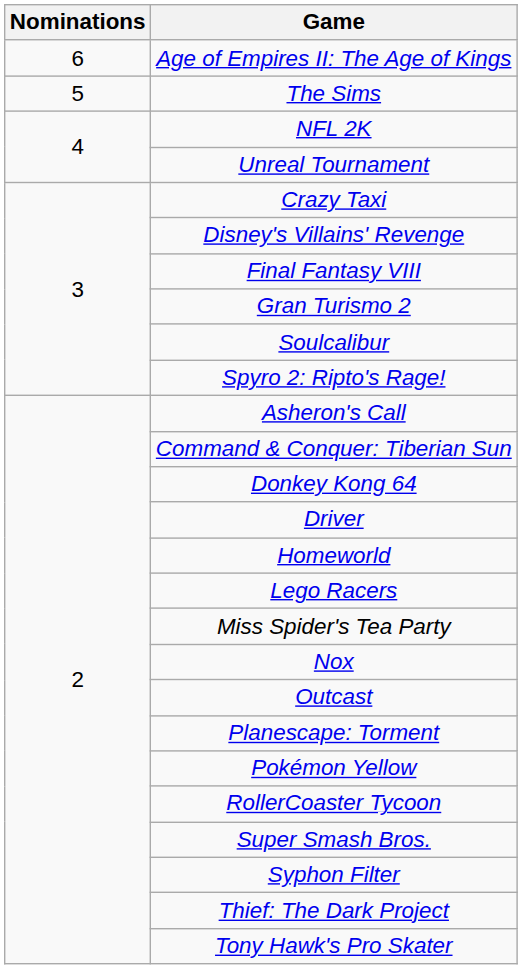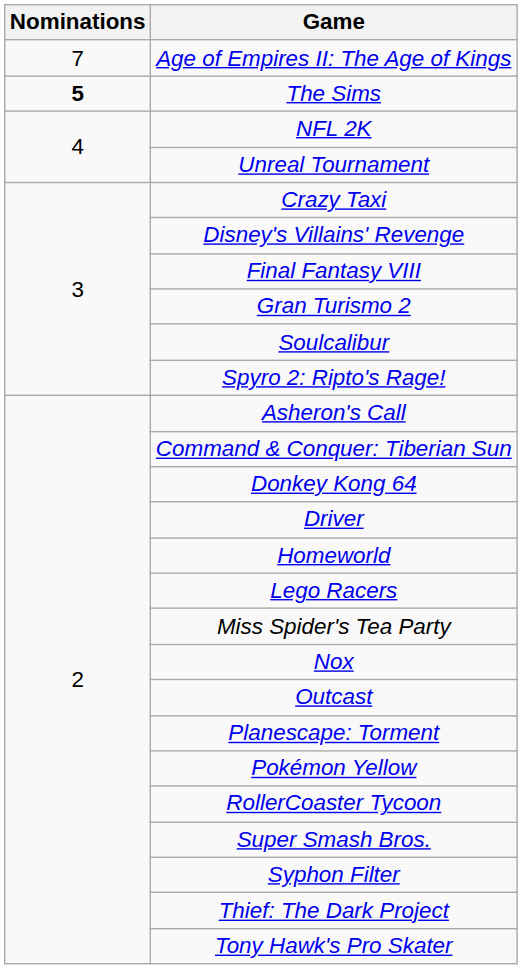(78, 57) 6 -> (78, 57) 7
(78, 93) normal -> (78, 93) bold
